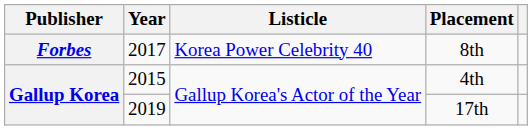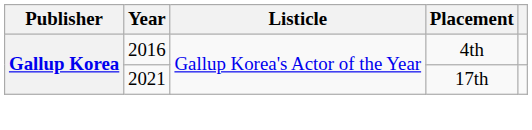- row: (472, 49)
(147, 79) 2015 -> (147, 49) 2016
(147, 109) 2019 -> (147, 79) 2021
